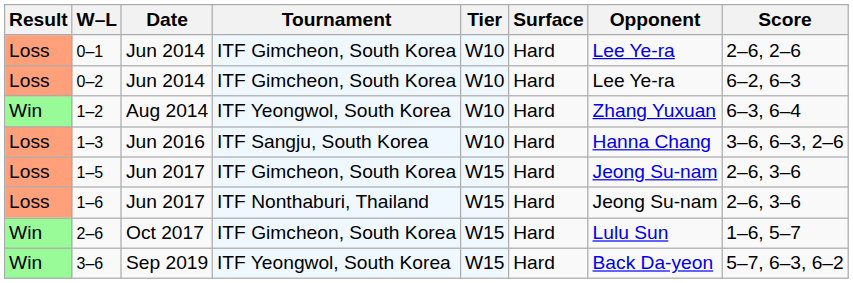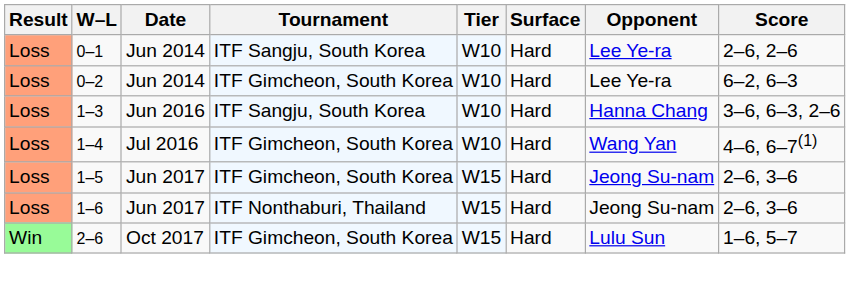(337, 50) ITF Gimcheon, South Korea -> (319, 50) ITF Sangju, South Korea
- row: (90, 112)
+ row: (90, 145)
- row: (90, 264)
